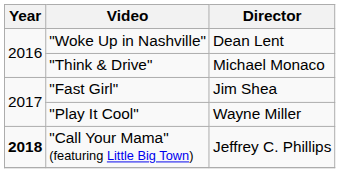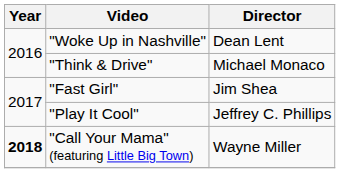(257, 114) Wayne Miller -> (272, 114) Jeffrey C. Phillips
(272, 147) Jeffrey C. Phillips -> (257, 147) Wayne Miller
